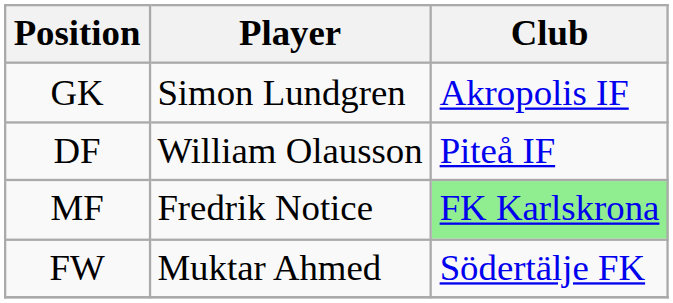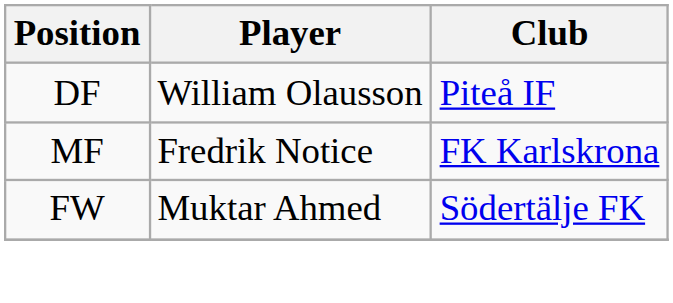- row: (77, 92)
(550, 208) lightgreen background -> (550, 150) no background
